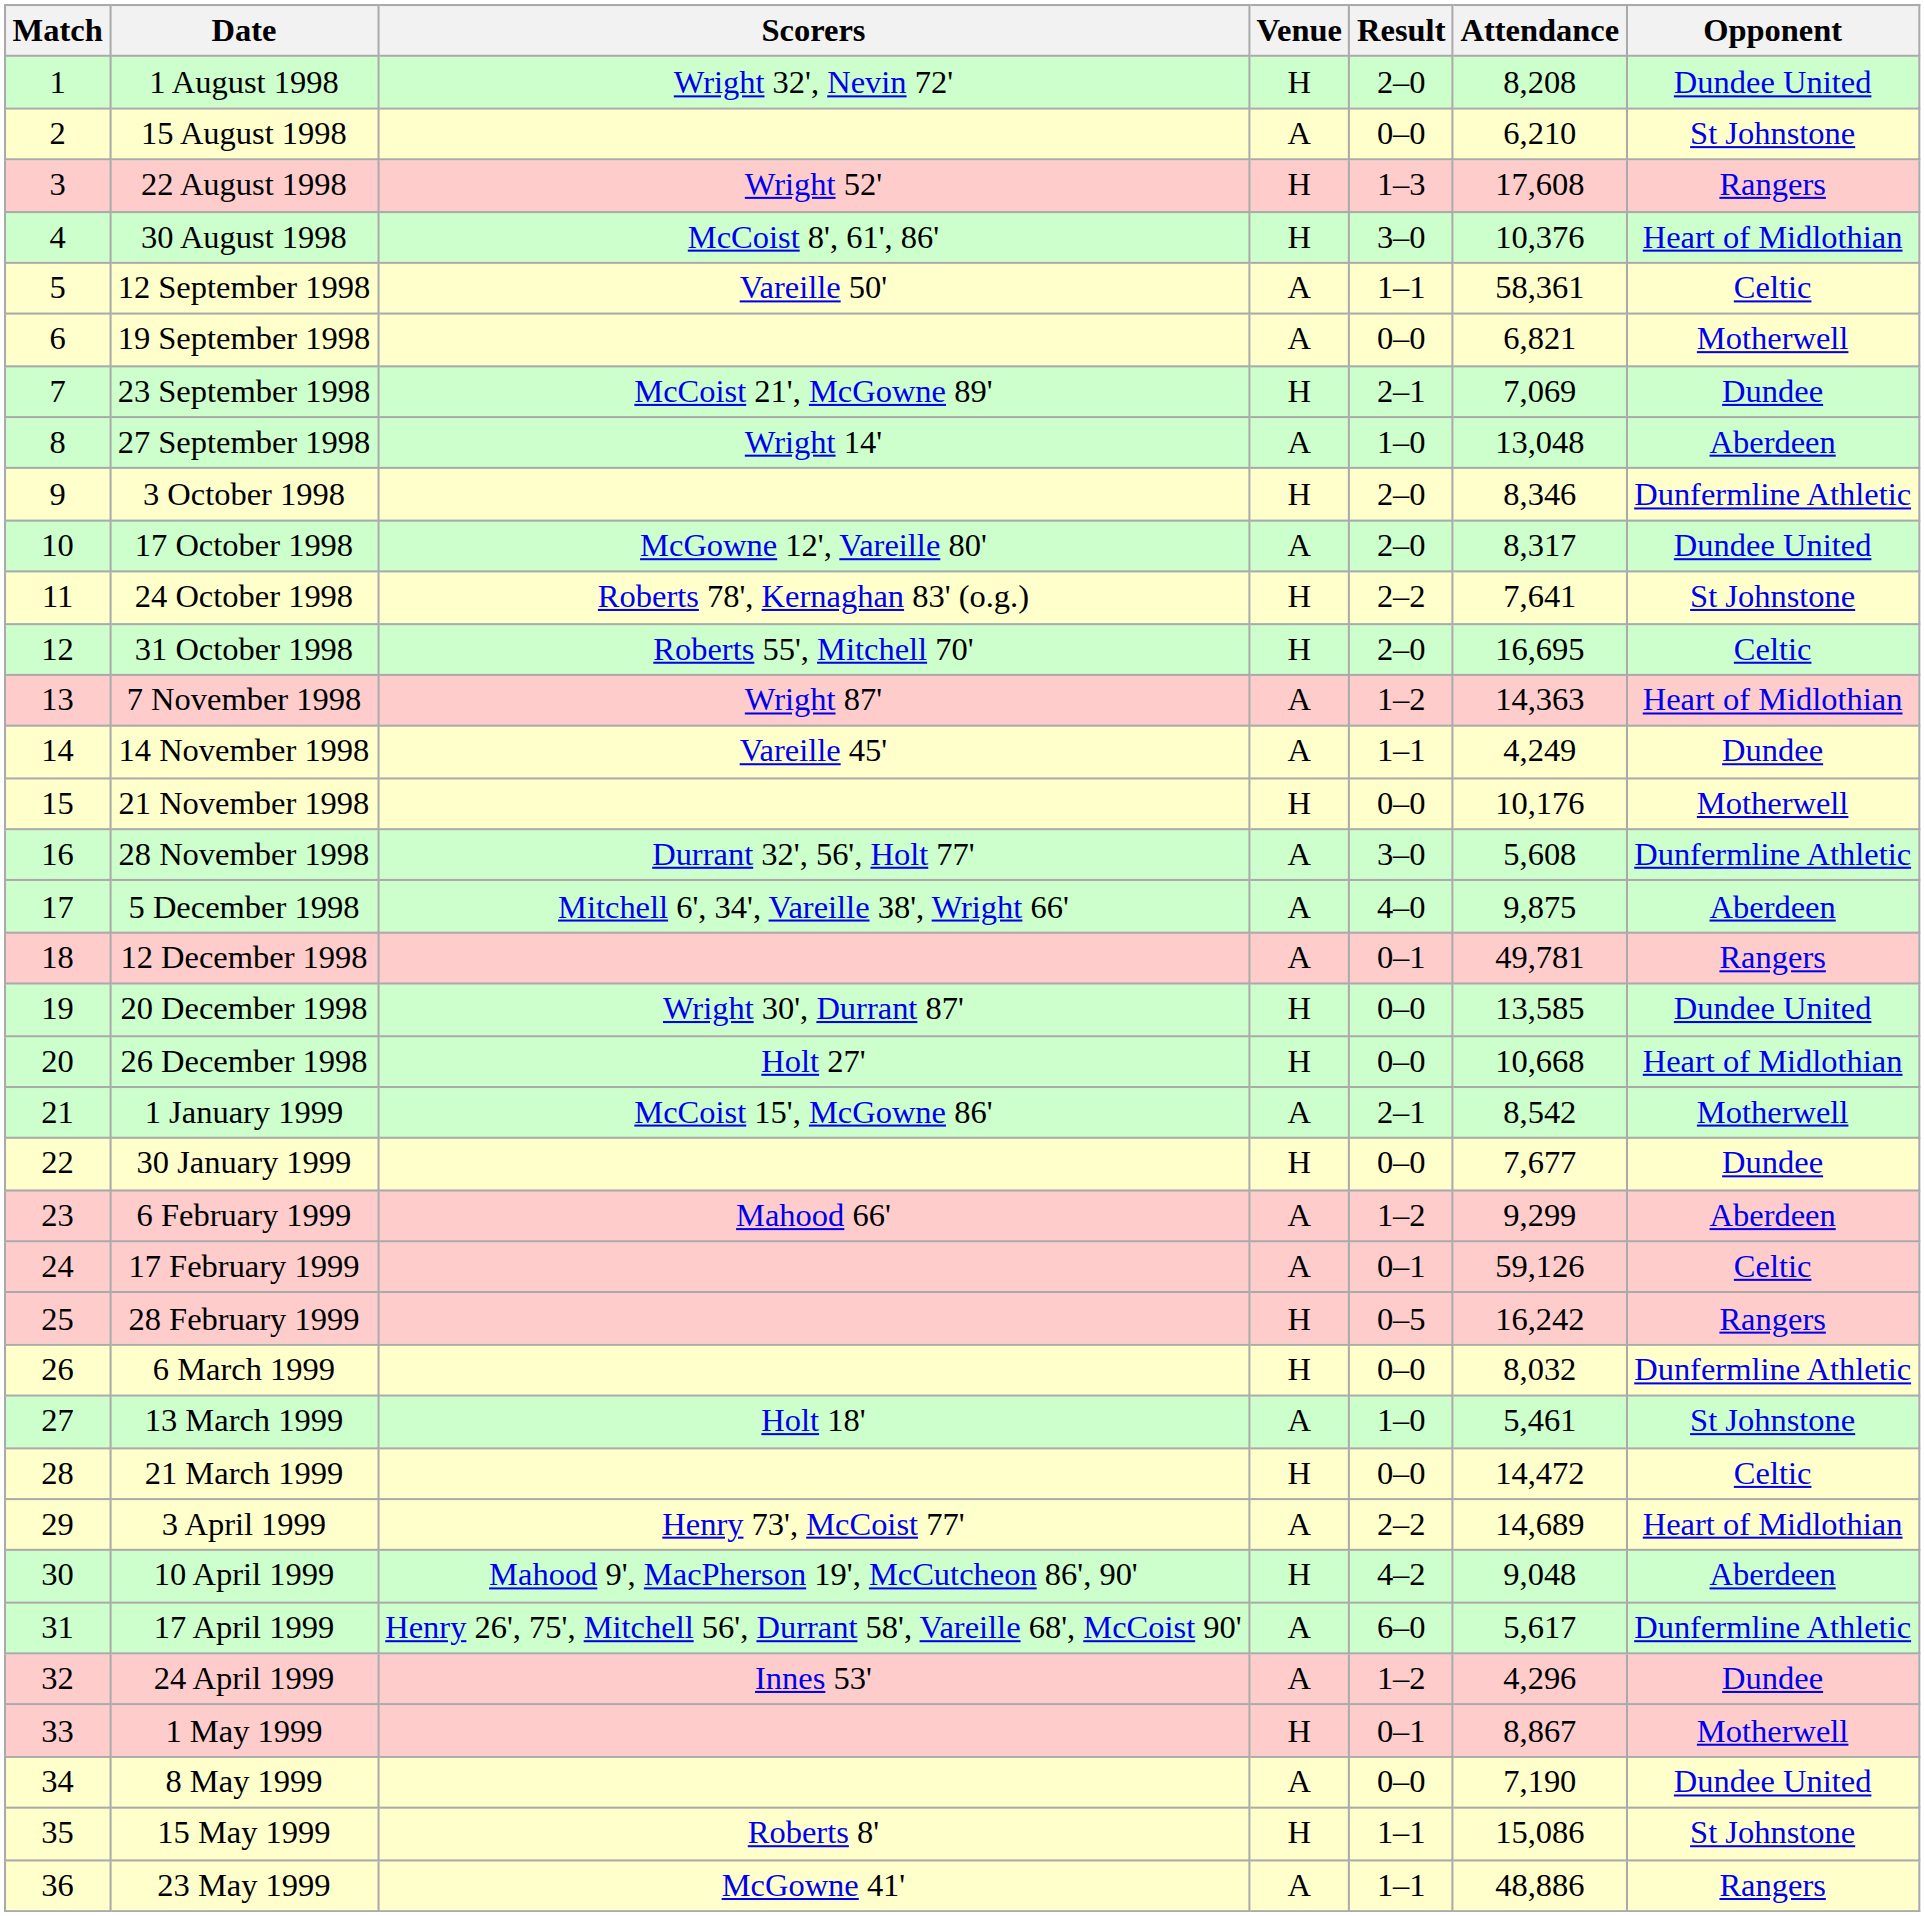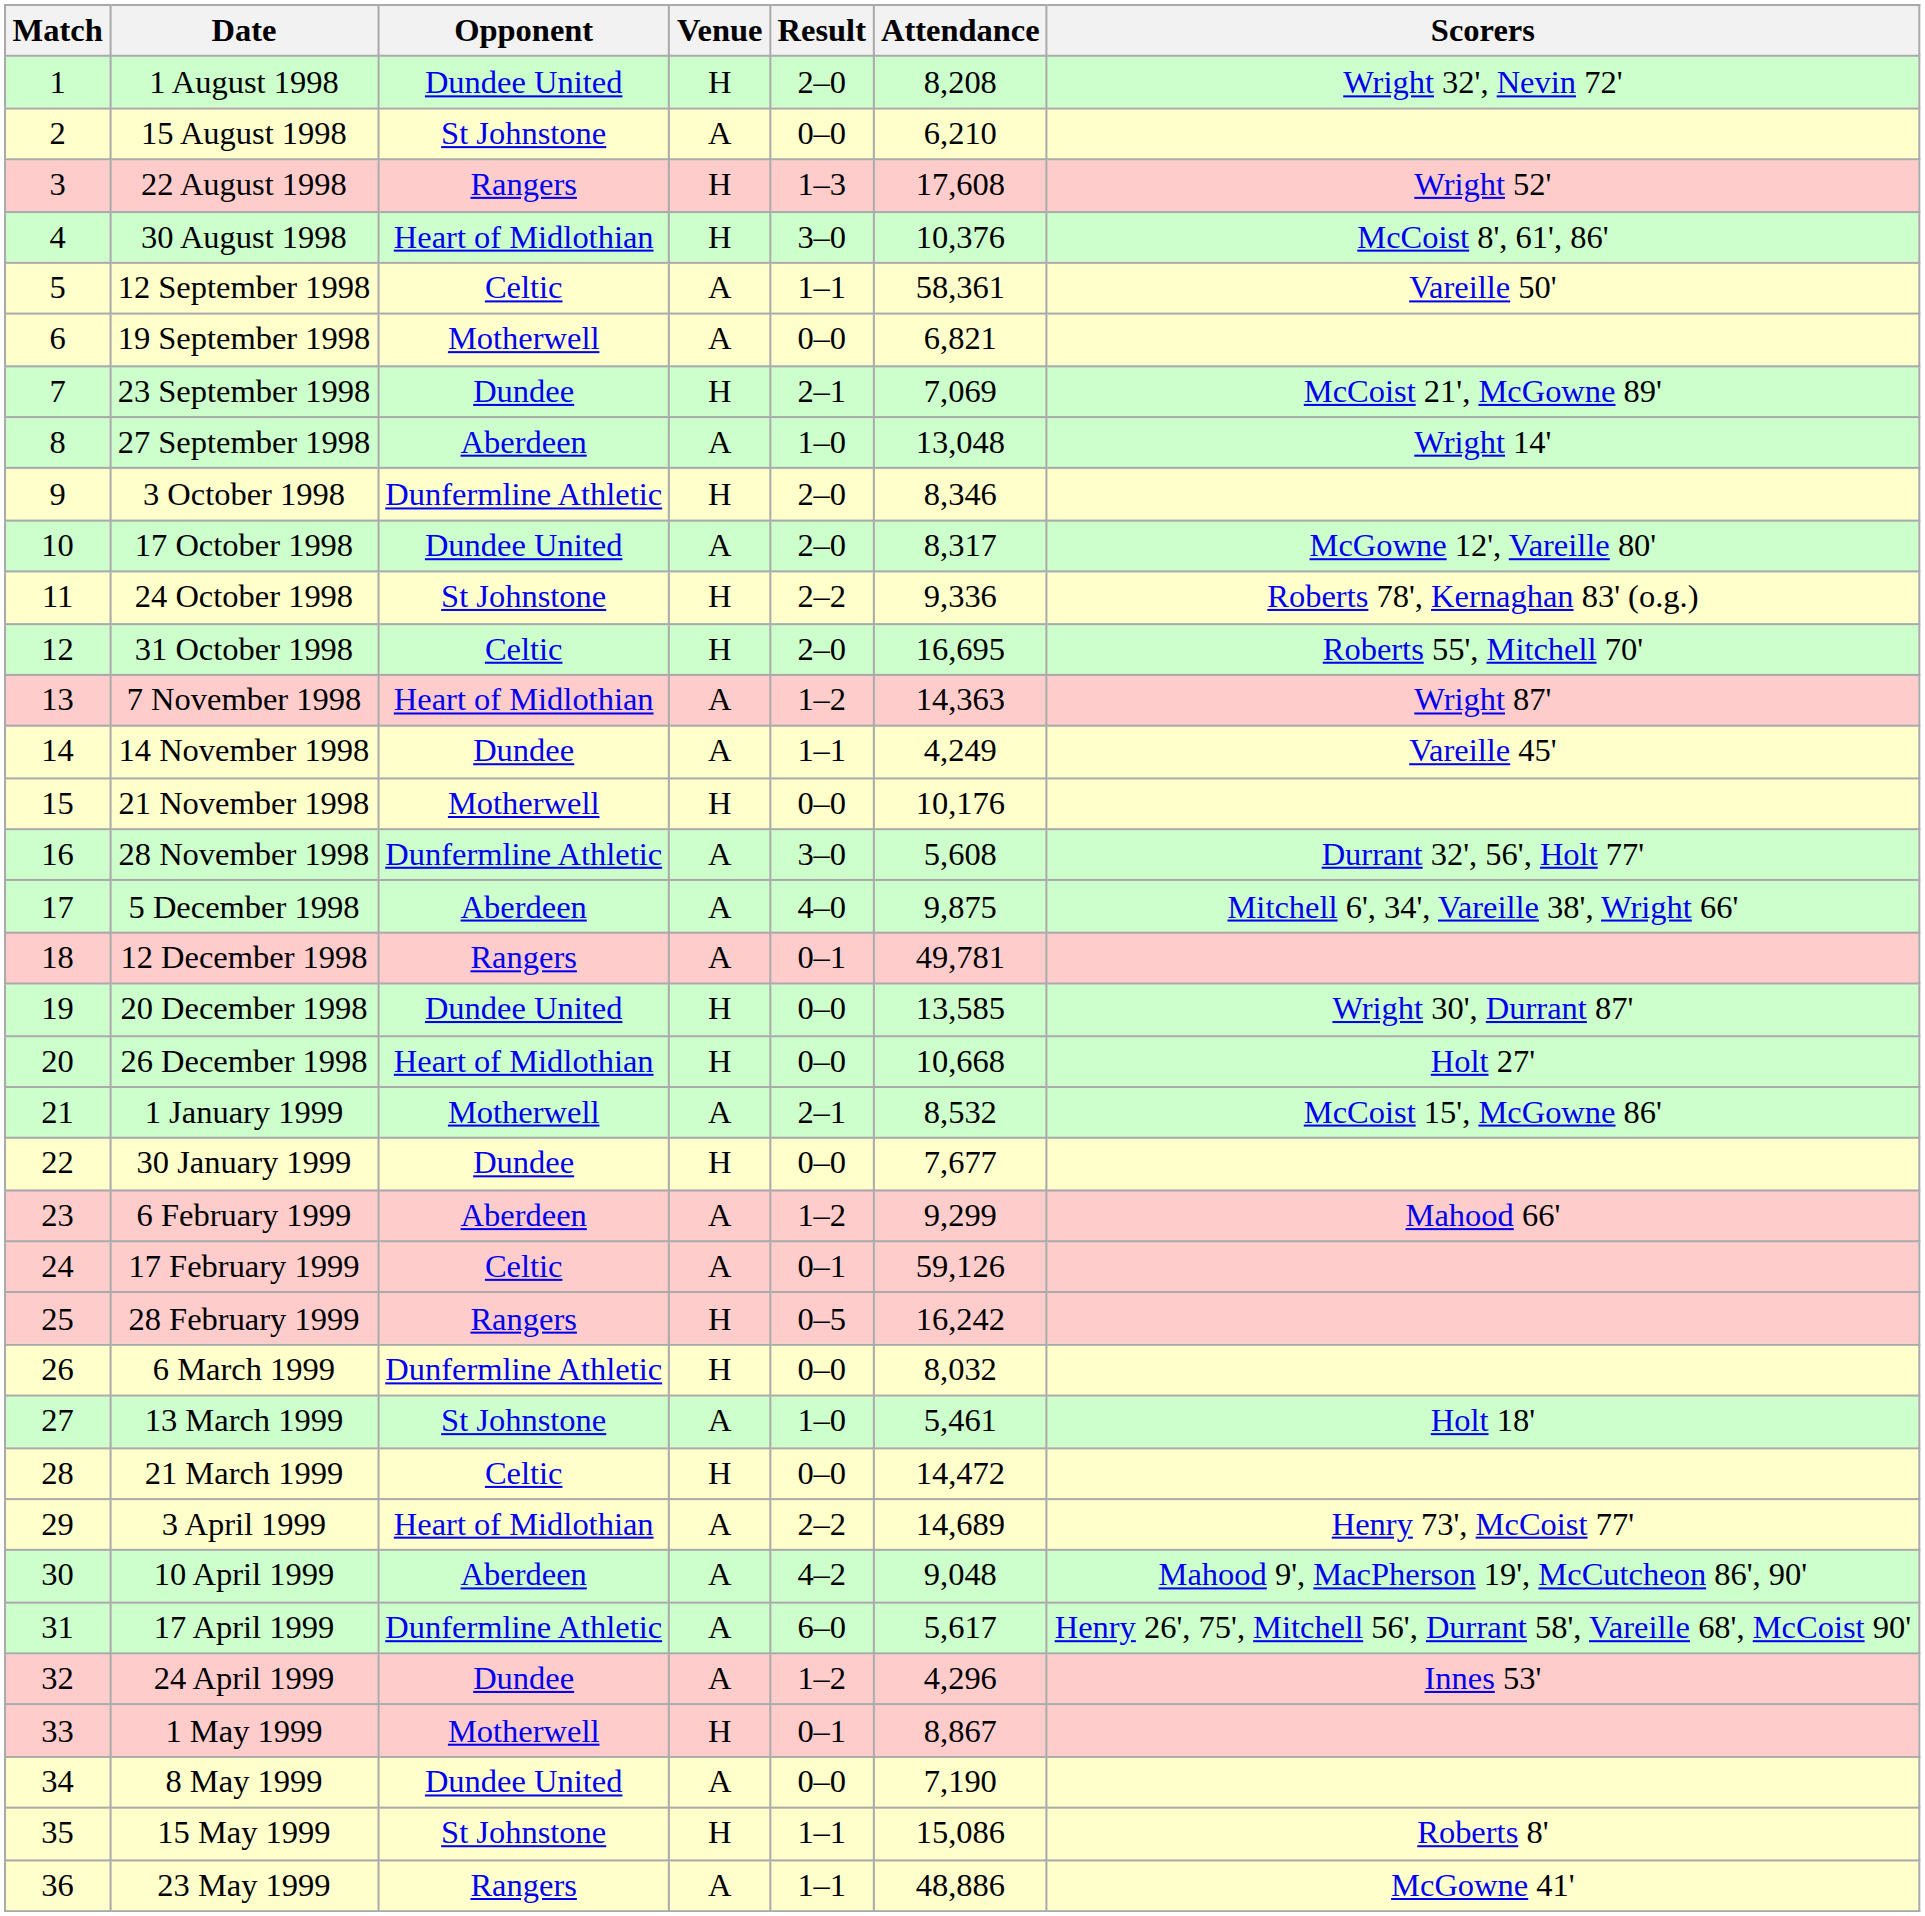columns swapped: (1773, 30) <-> (813, 30)
(1540, 596) 7,641 -> (960, 596) 9,336
(1540, 1111) 8,542 -> (960, 1111) 8,532
(1299, 1575) H -> (720, 1575) A
